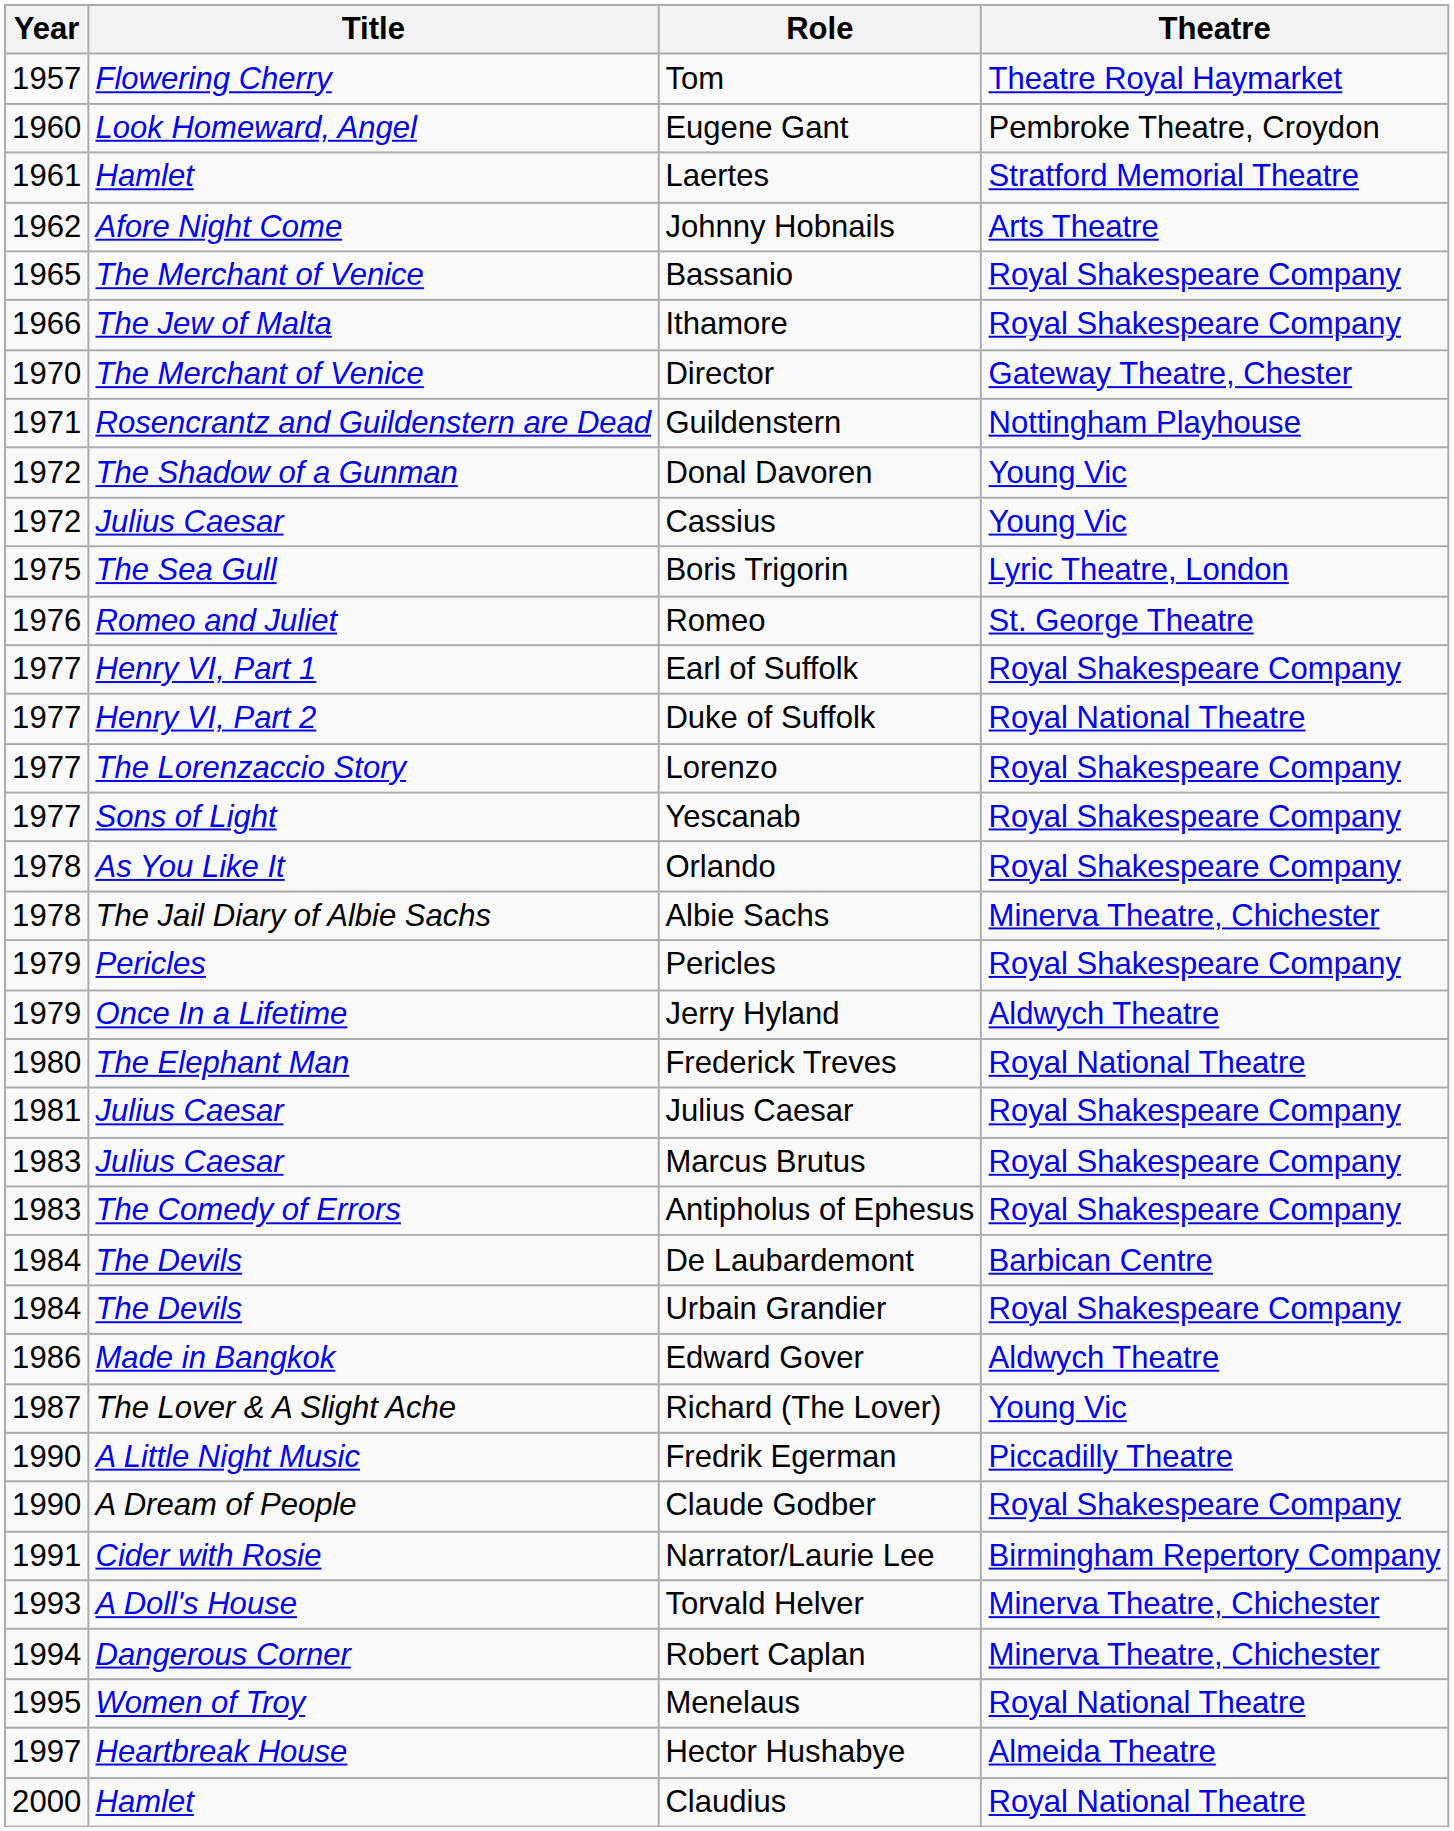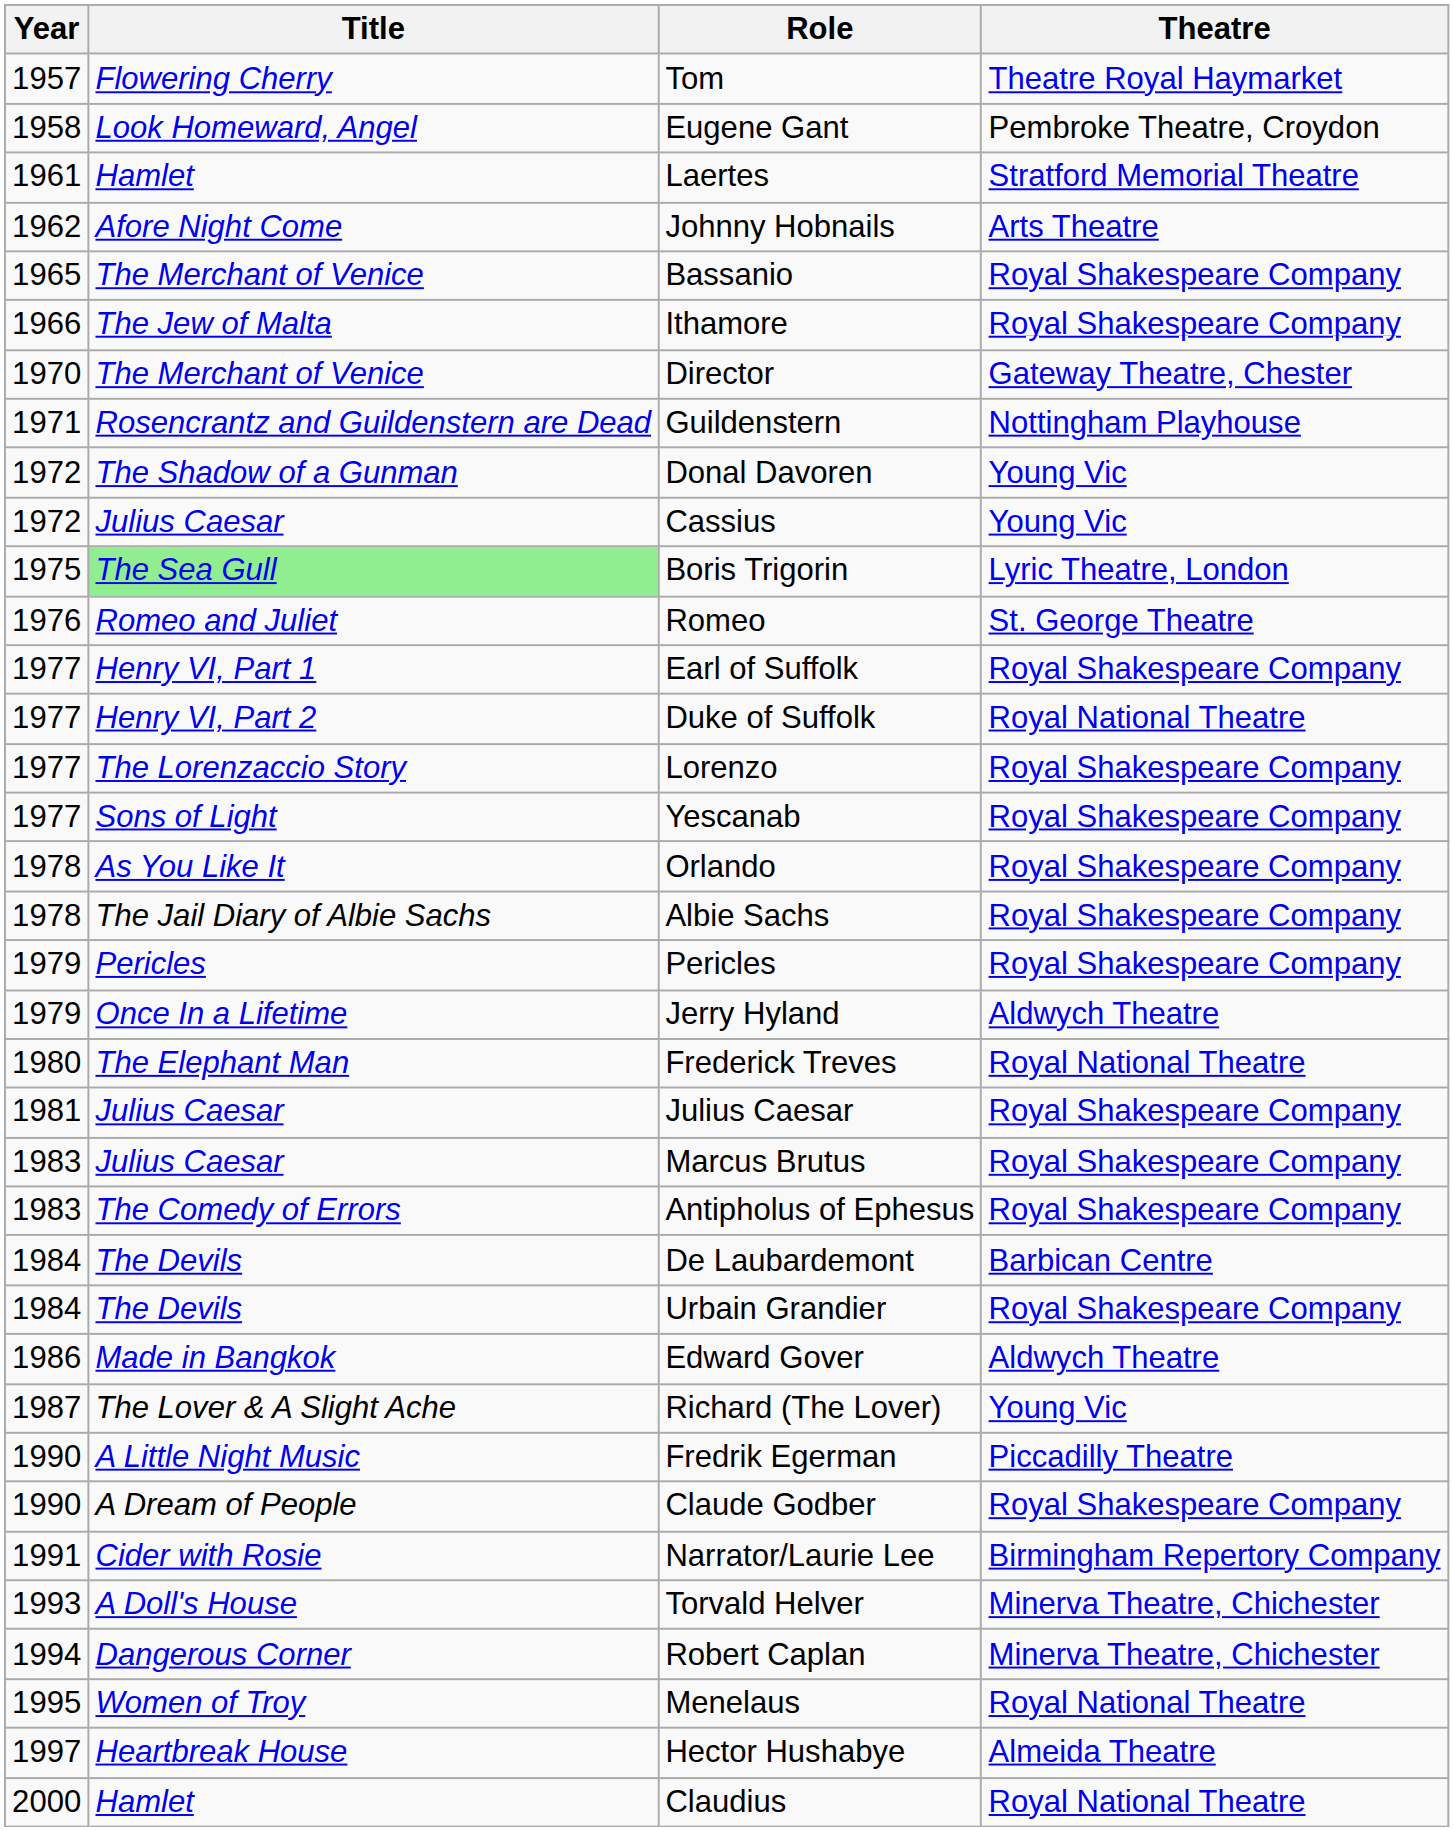(47, 127) 1960 -> (47, 127) 1958
(186, 570) no background -> (186, 570) lightgreen background
(1184, 915) Minerva Theatre, Chichester -> (1195, 915) Royal Shakespeare Company
